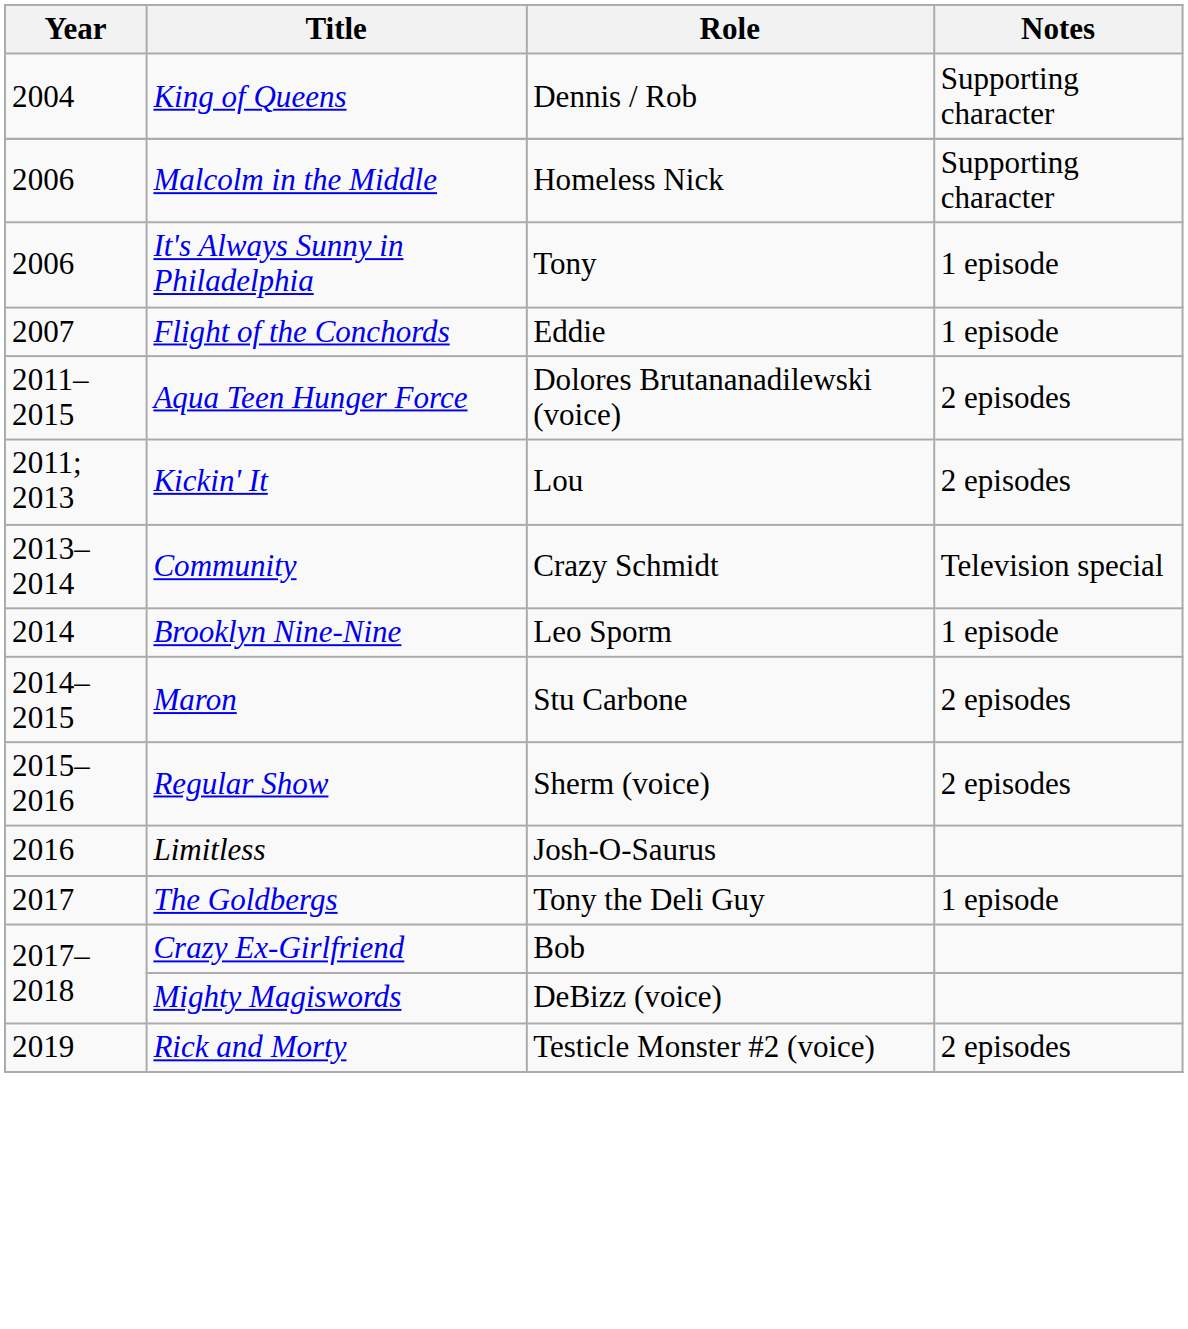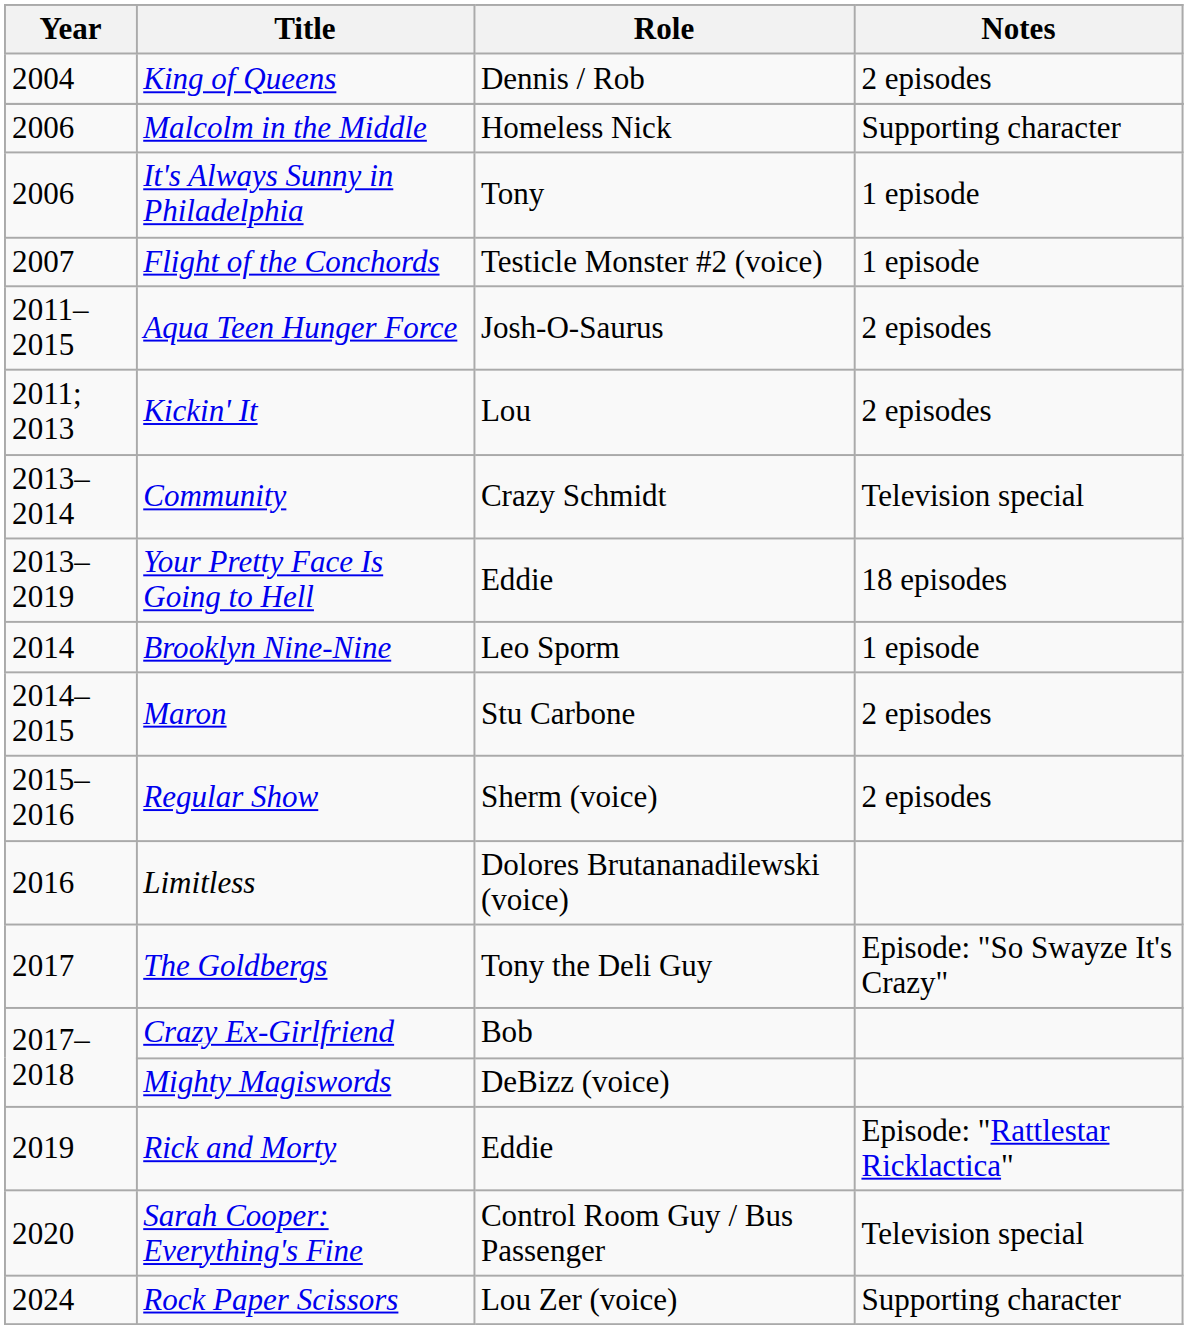(1010, 95) Supporting character -> (927, 78) 2 episodes
(569, 330) Eddie -> (652, 260) Testicle Monster #2 (voice)
(703, 397) Dolores Brutananadilewski (voice) -> (572, 327) Josh-O-Saurus
+ row: (263, 580)
(625, 849) Josh-O-Saurus -> (650, 881) Dolores Brutananadilewski (voice)
(1000, 899) 1 episode -> (1017, 965) Episode: "So Swayze It's Crazy"
(704, 1046) Testicle Monster #2 (voice) -> (517, 1148) Eddie
(1006, 1046) 2 episodes -> (985, 1148) Episode: "Rattlestar Ricklactica"
+ row: (253, 1232)
+ row: (271, 1299)
